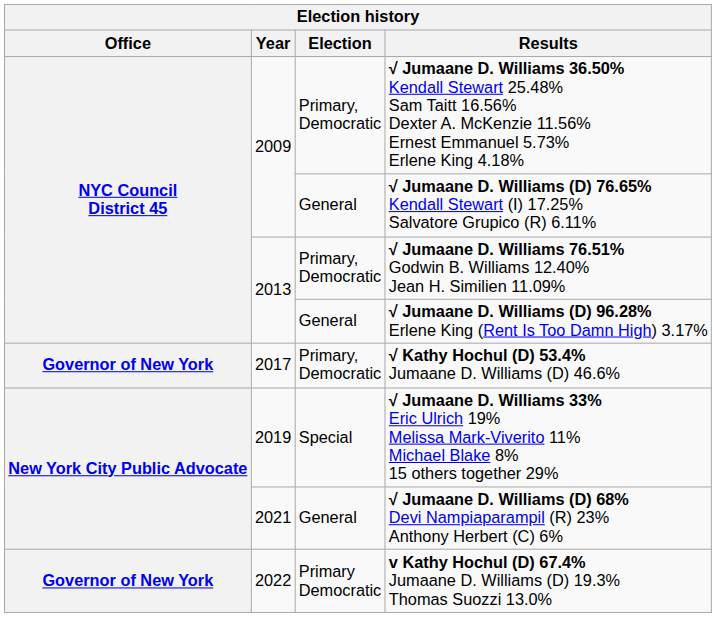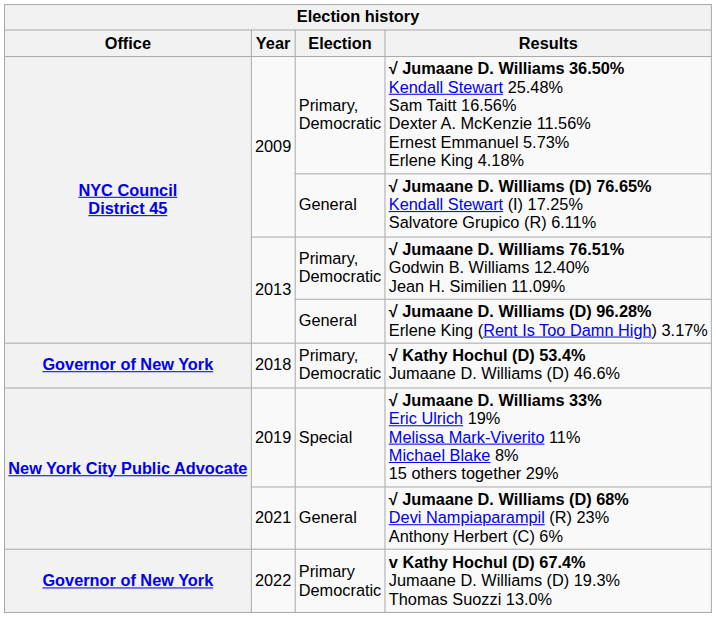(273, 365) 2017 -> (273, 365) 2018
